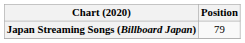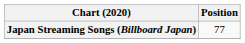(219, 30) 79 -> (219, 30) 77
